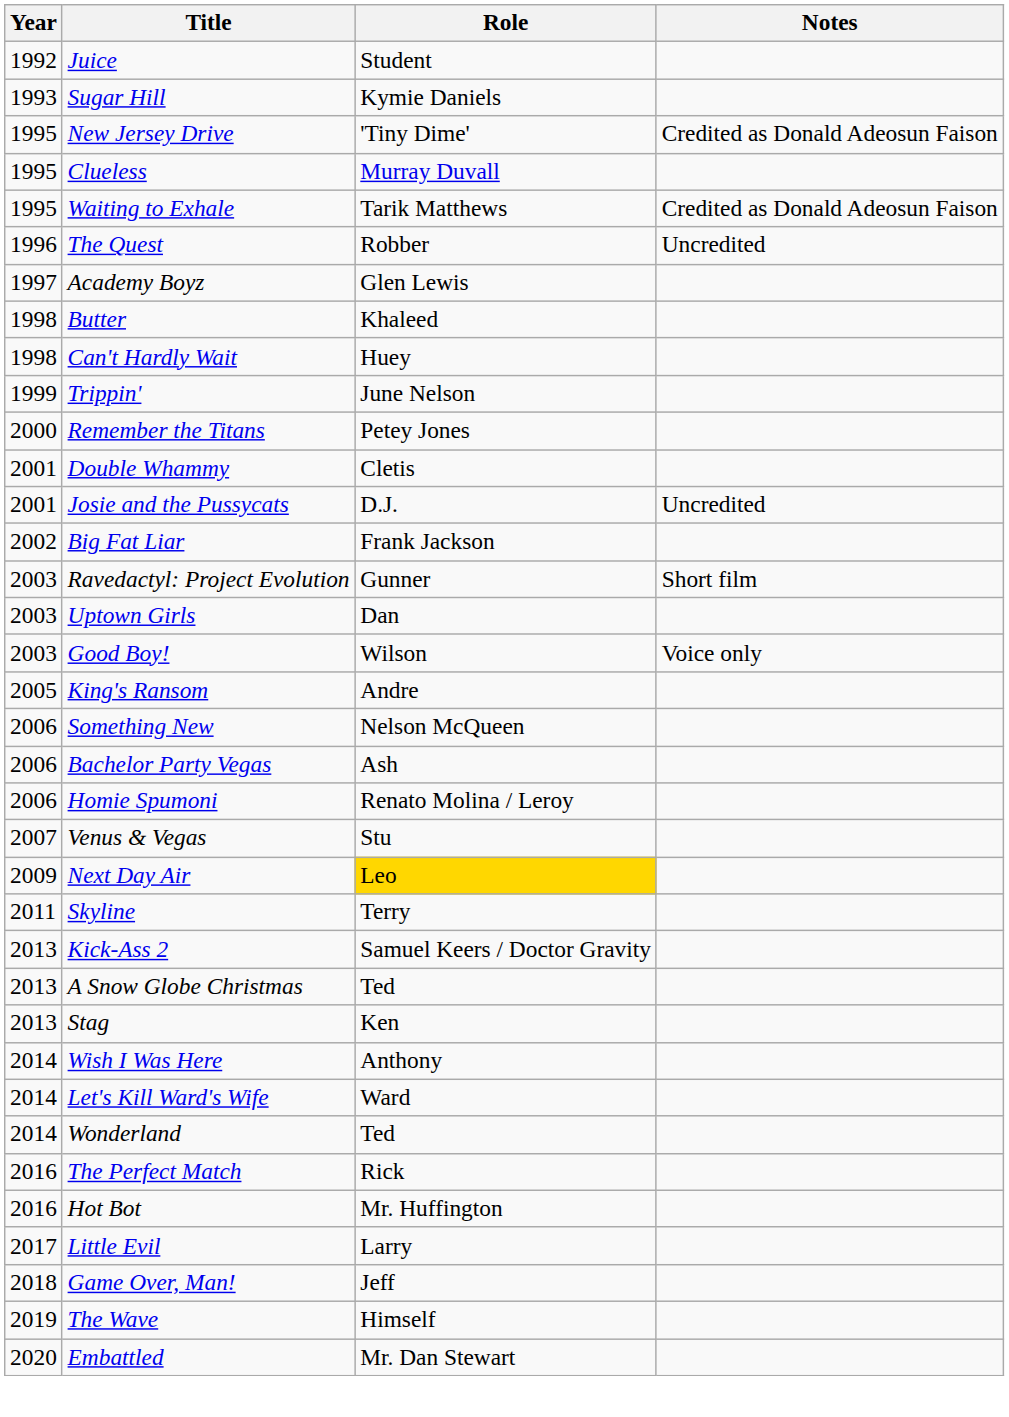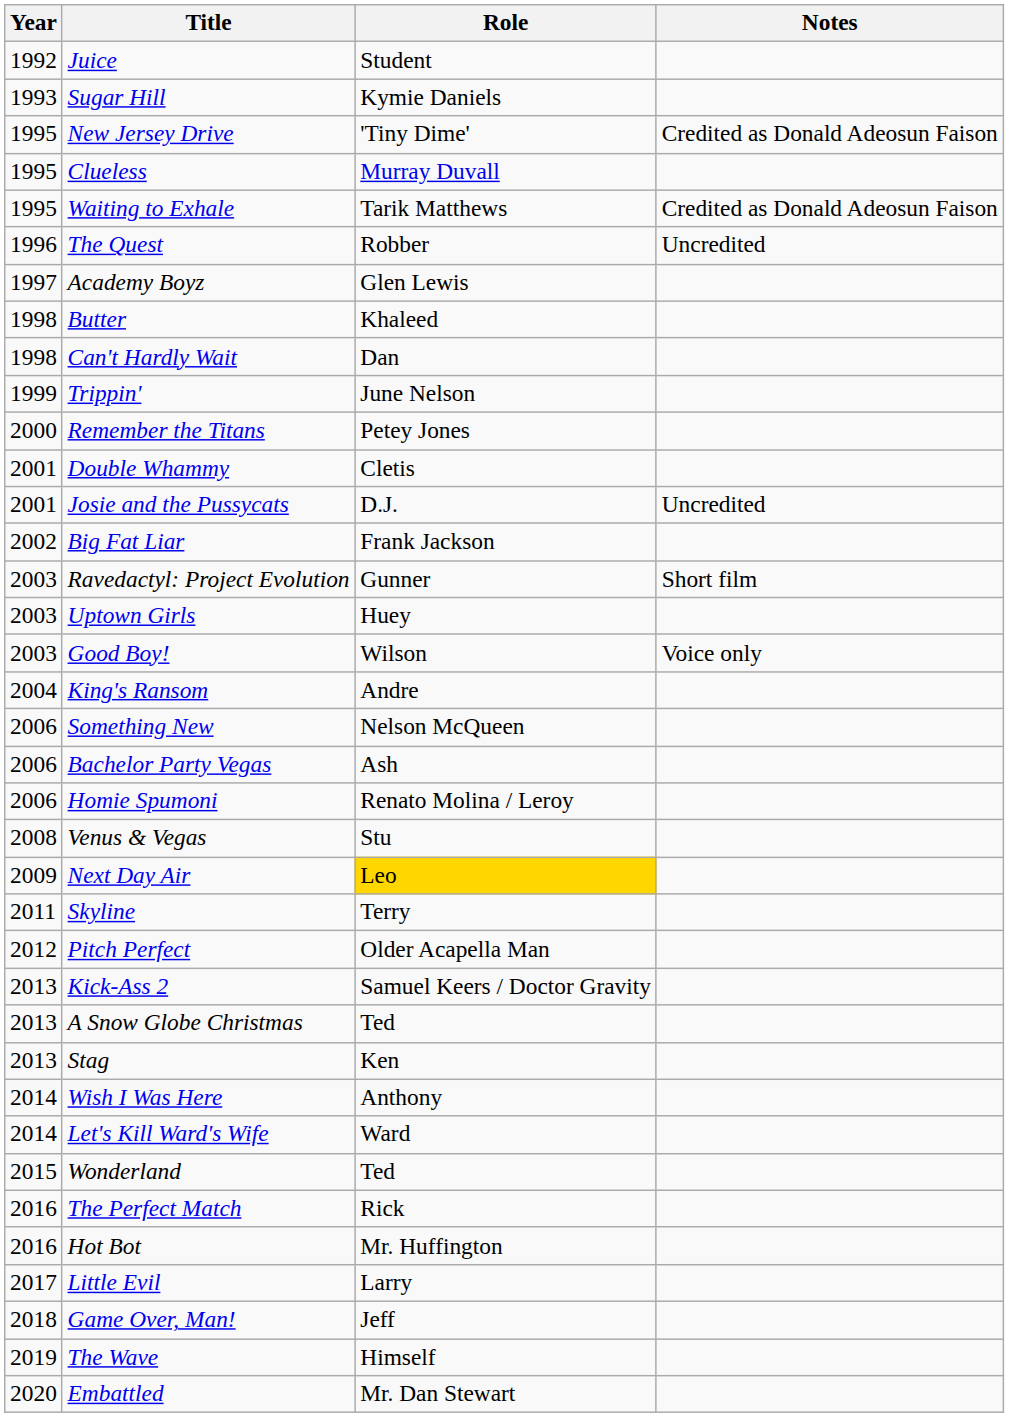(386, 356) Huey -> (380, 356) Dan
(380, 615) Dan -> (386, 615) Huey
(33, 689) 2005 -> (33, 689) 2004
(33, 838) 2007 -> (33, 838) 2008
+ row: (129, 949)
(33, 1134) 2014 -> (33, 1171) 2015
